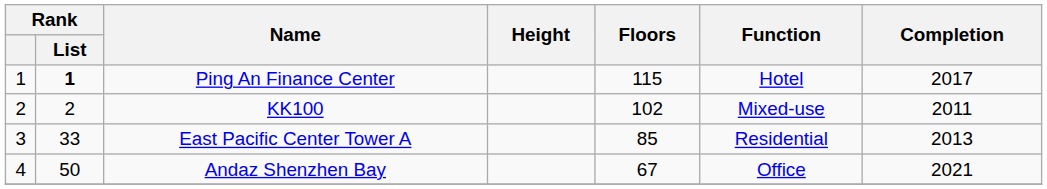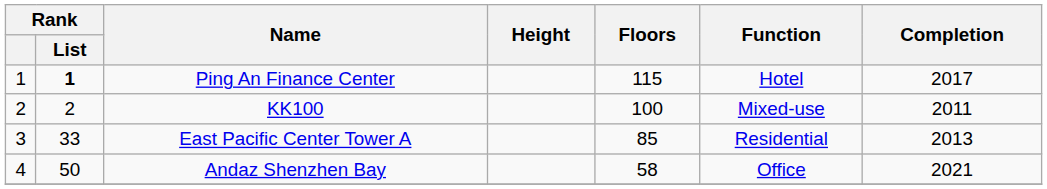(647, 109) 102 -> (647, 109) 100
(647, 169) 67 -> (647, 169) 58
